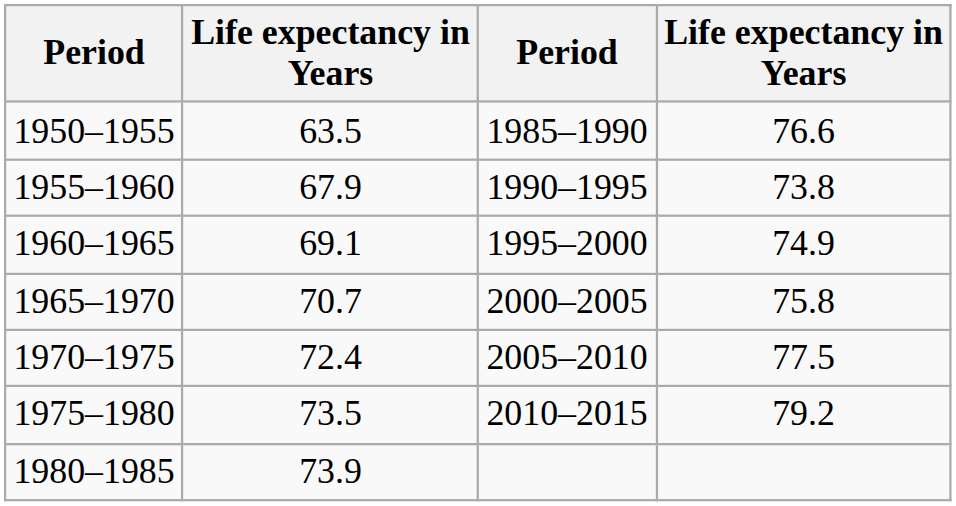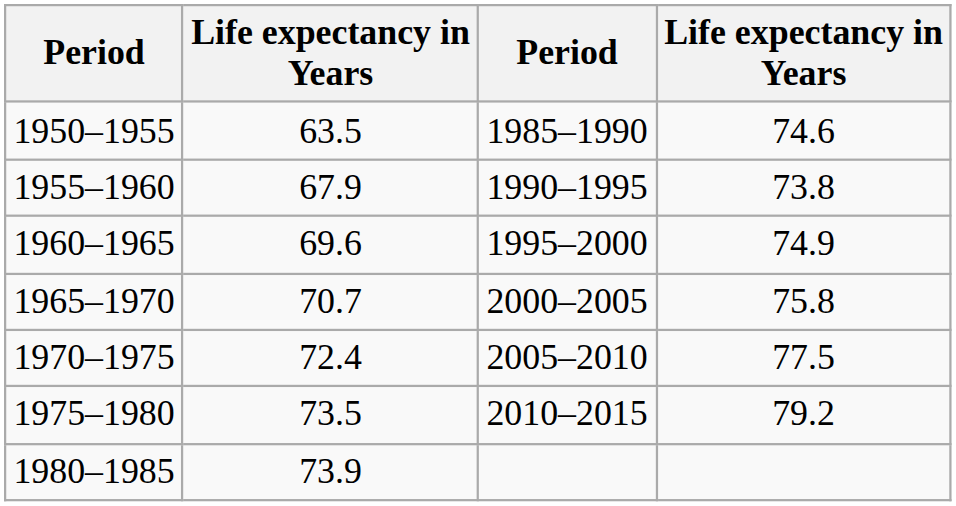(804, 130) 76.6 -> (804, 130) 74.6
(331, 243) 69.1 -> (331, 243) 69.6
